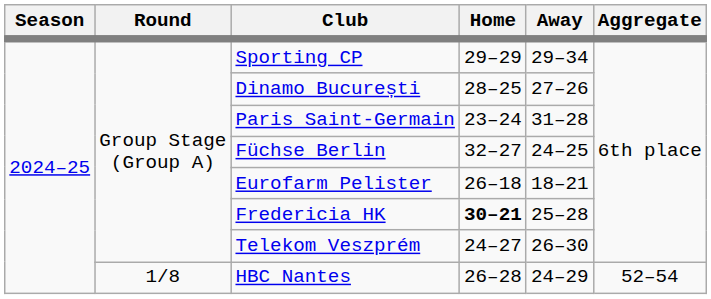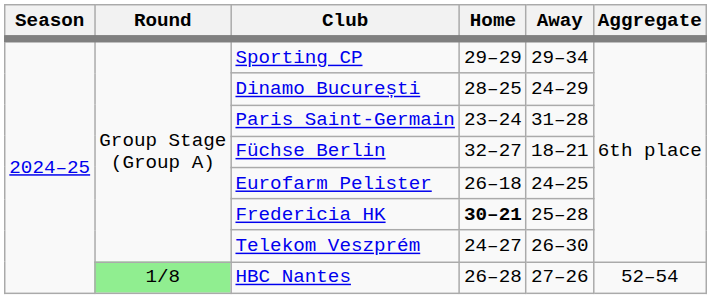(560, 89) 27–26 -> (560, 89) 24–29
(560, 152) 24–25 -> (560, 152) 18–21
(560, 183) 18–21 -> (560, 183) 24–25
(163, 277) no background -> (163, 277) lightgreen background
(560, 277) 24–29 -> (560, 277) 27–26
